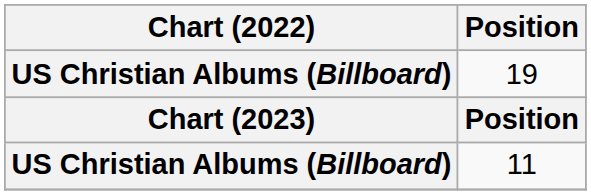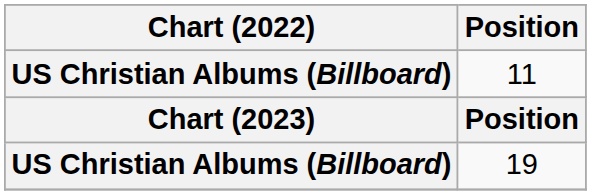rows swapped: (522, 165) <-> (522, 73)
